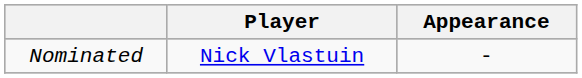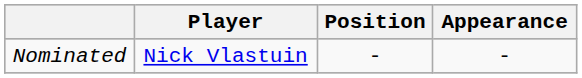+ column: (375, 22)
